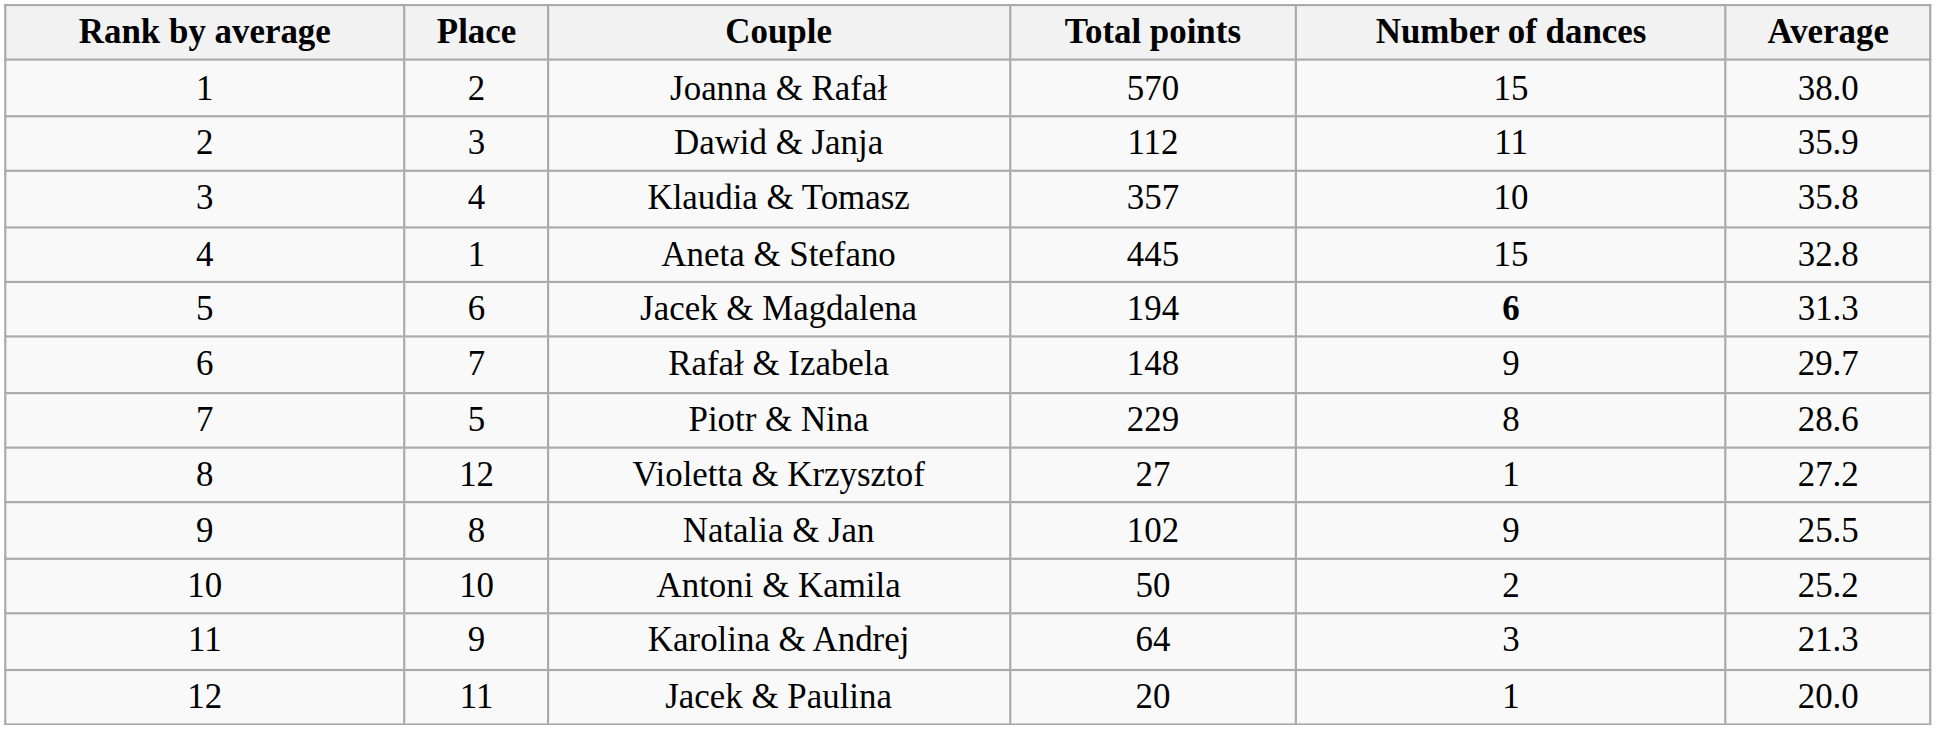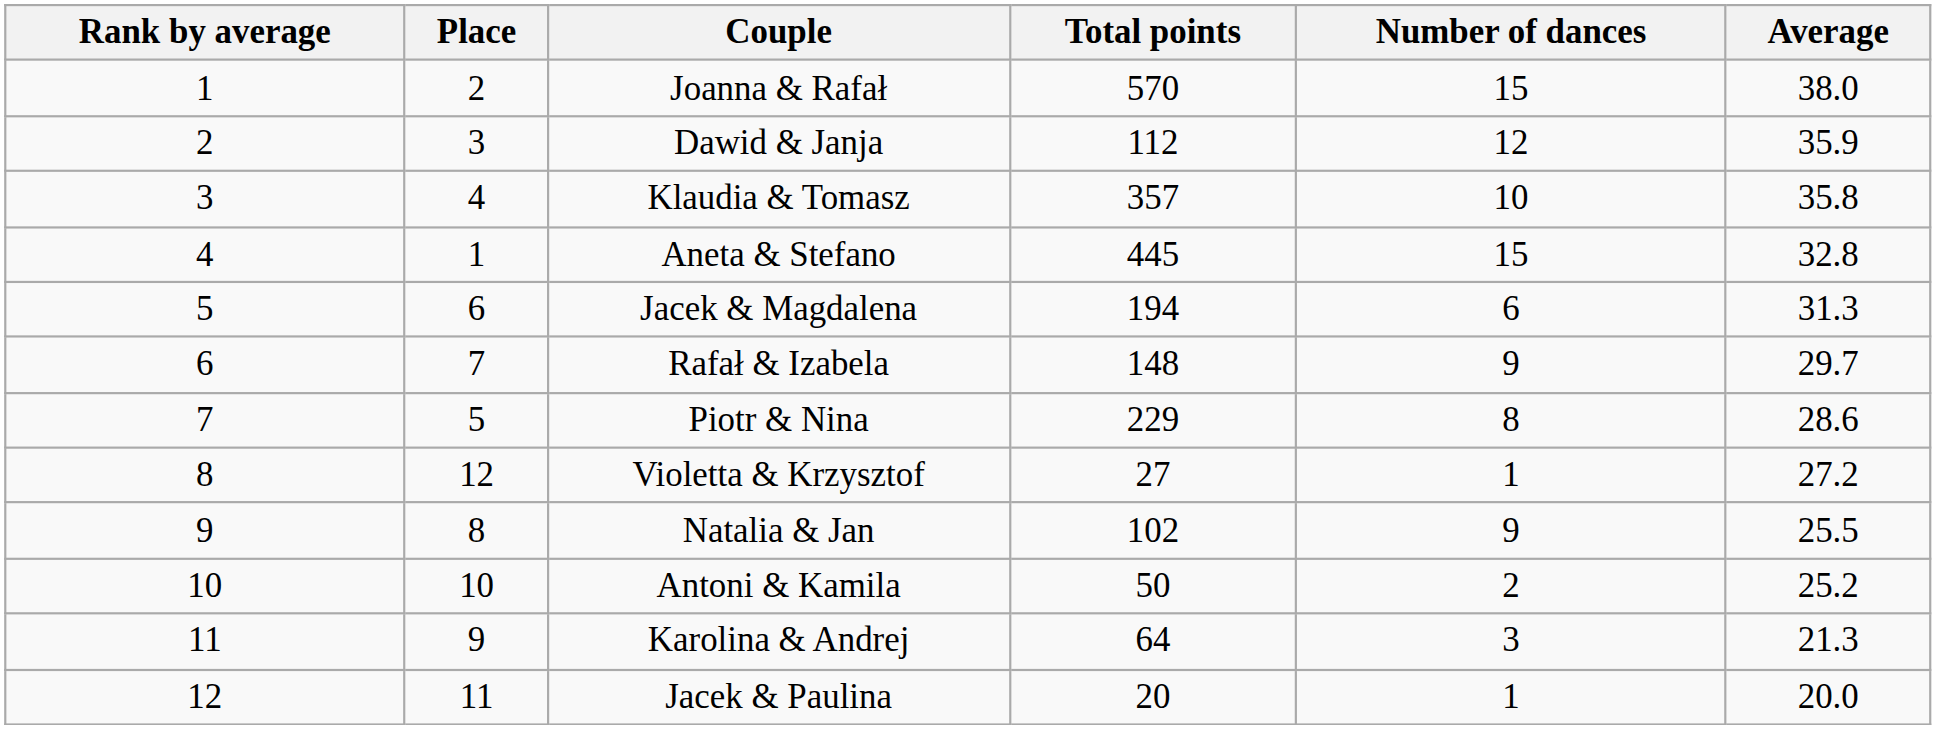(1511, 142) 11 -> (1511, 142) 12
(1511, 308) bold -> (1511, 308) normal
